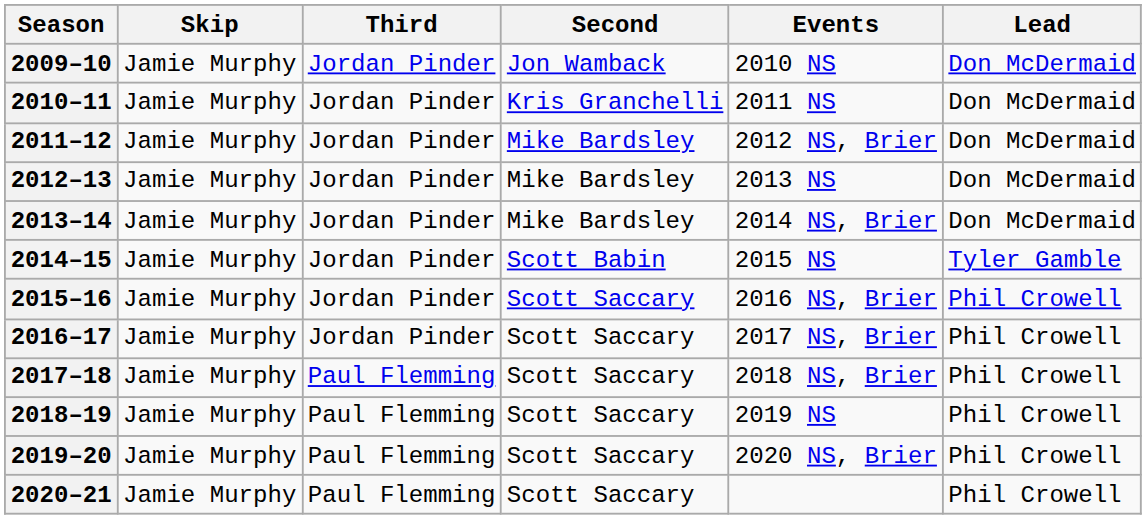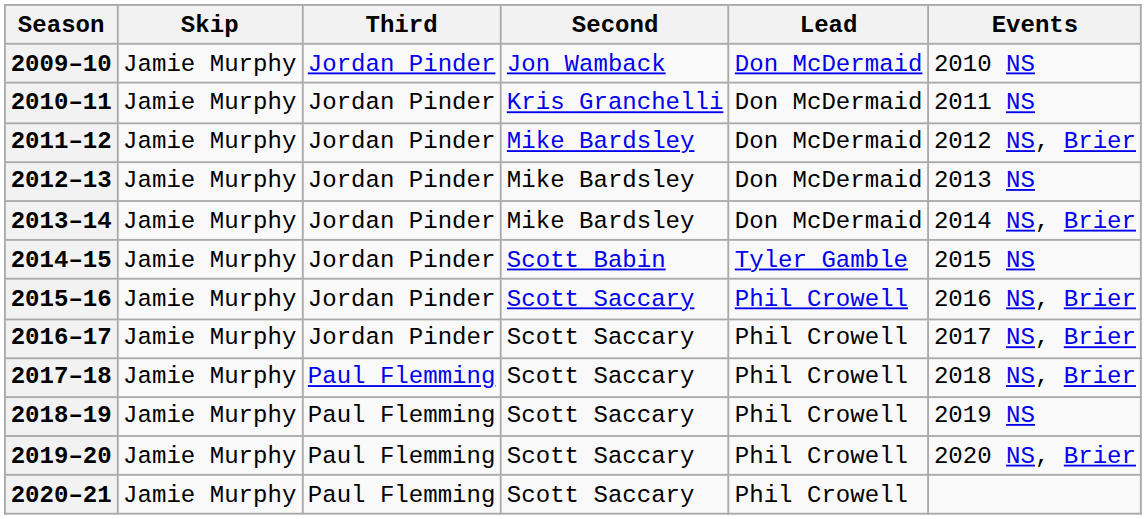columns swapped: (1042, 25) <-> (836, 25)
